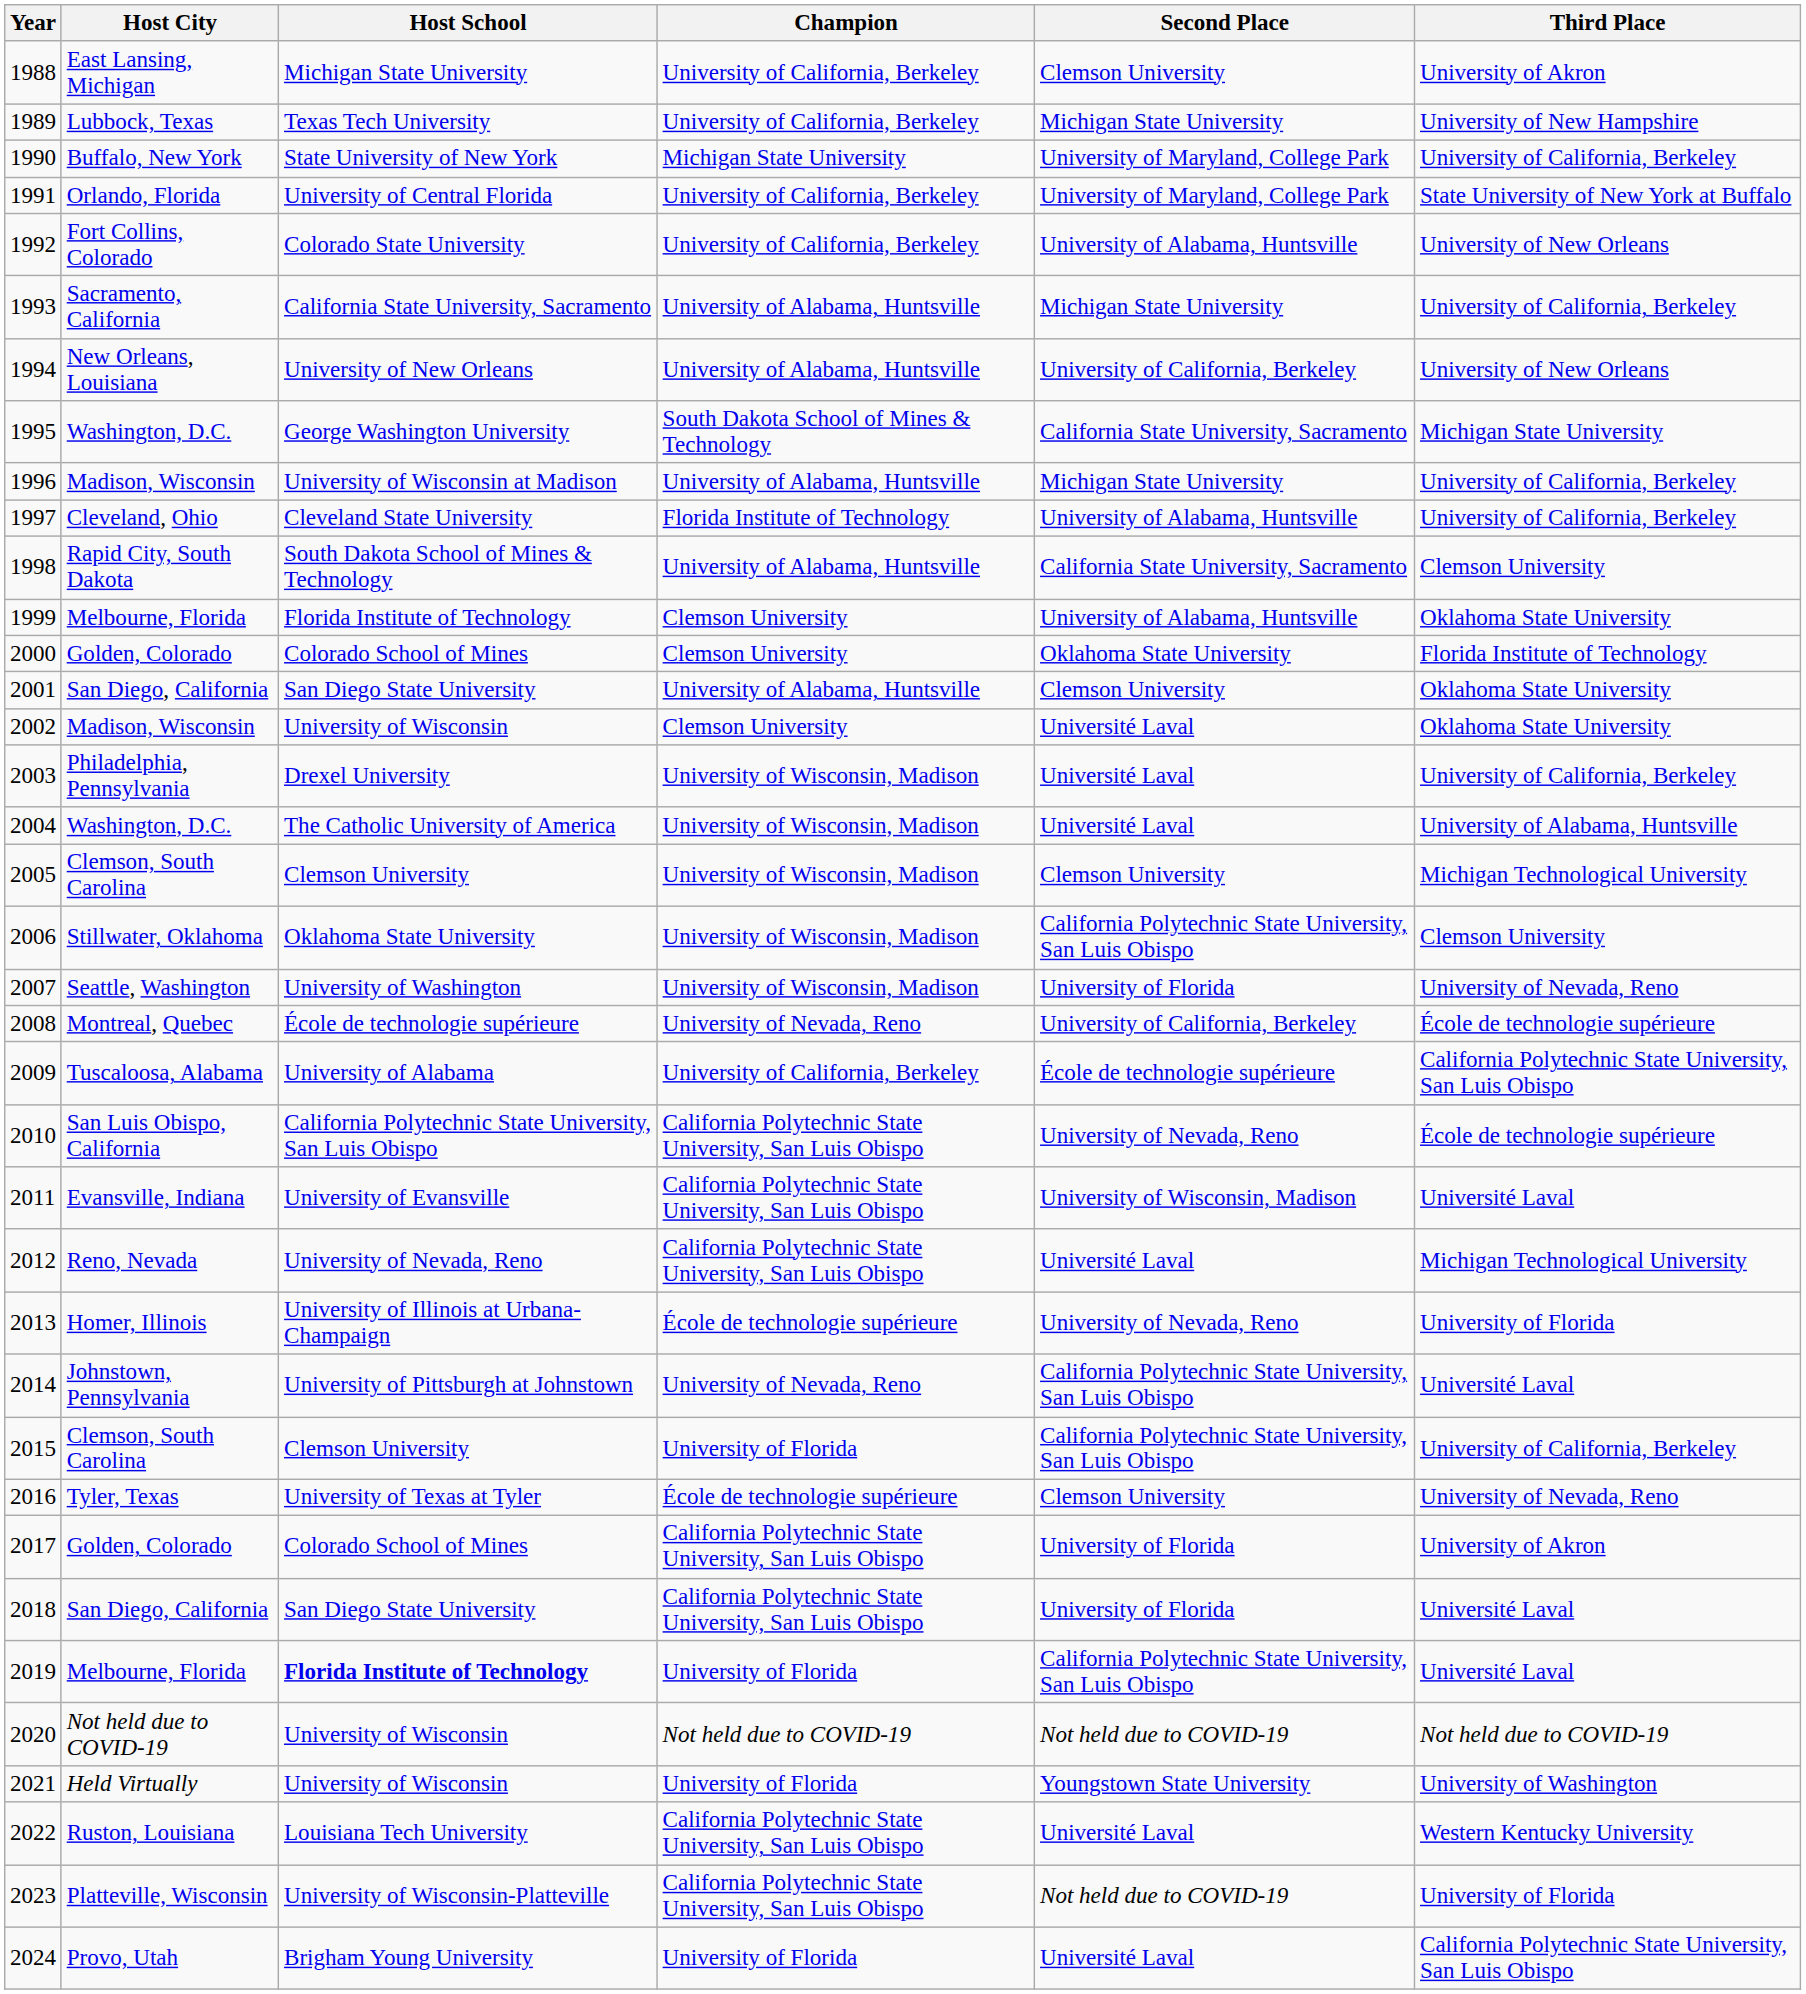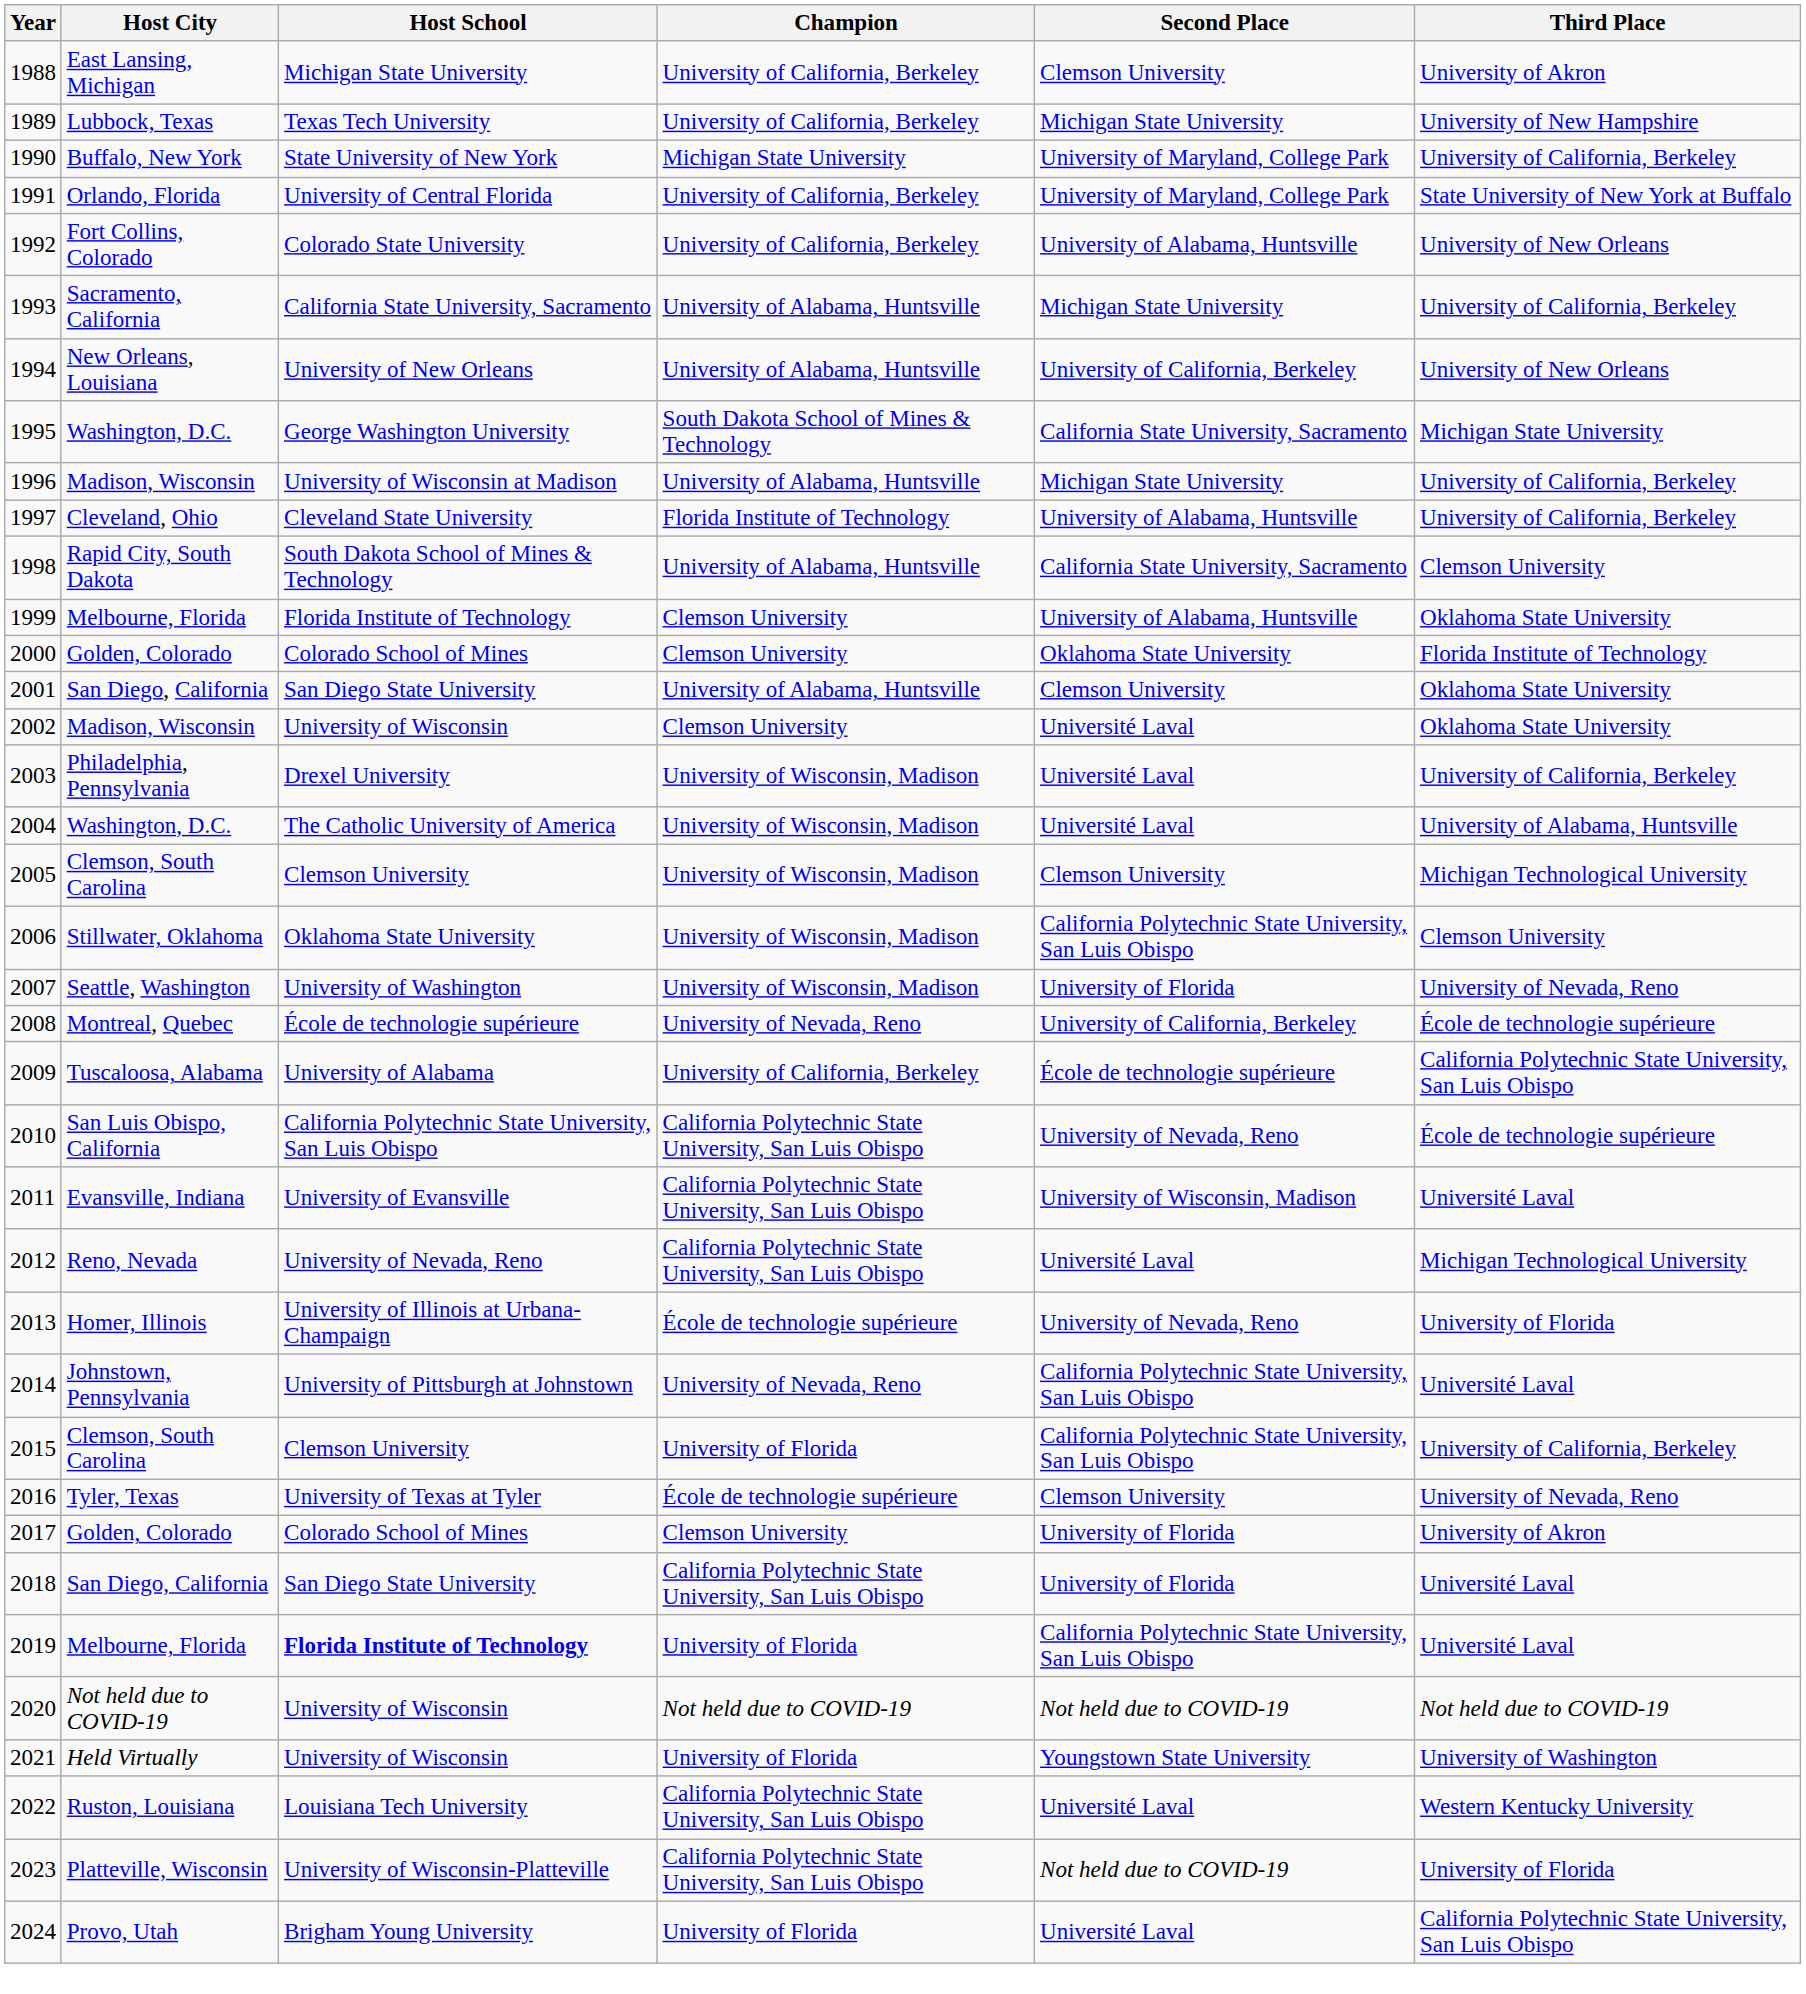(793, 1546) California Polytechnic State University, San Luis Obispo -> (755, 1533) Clemson University
